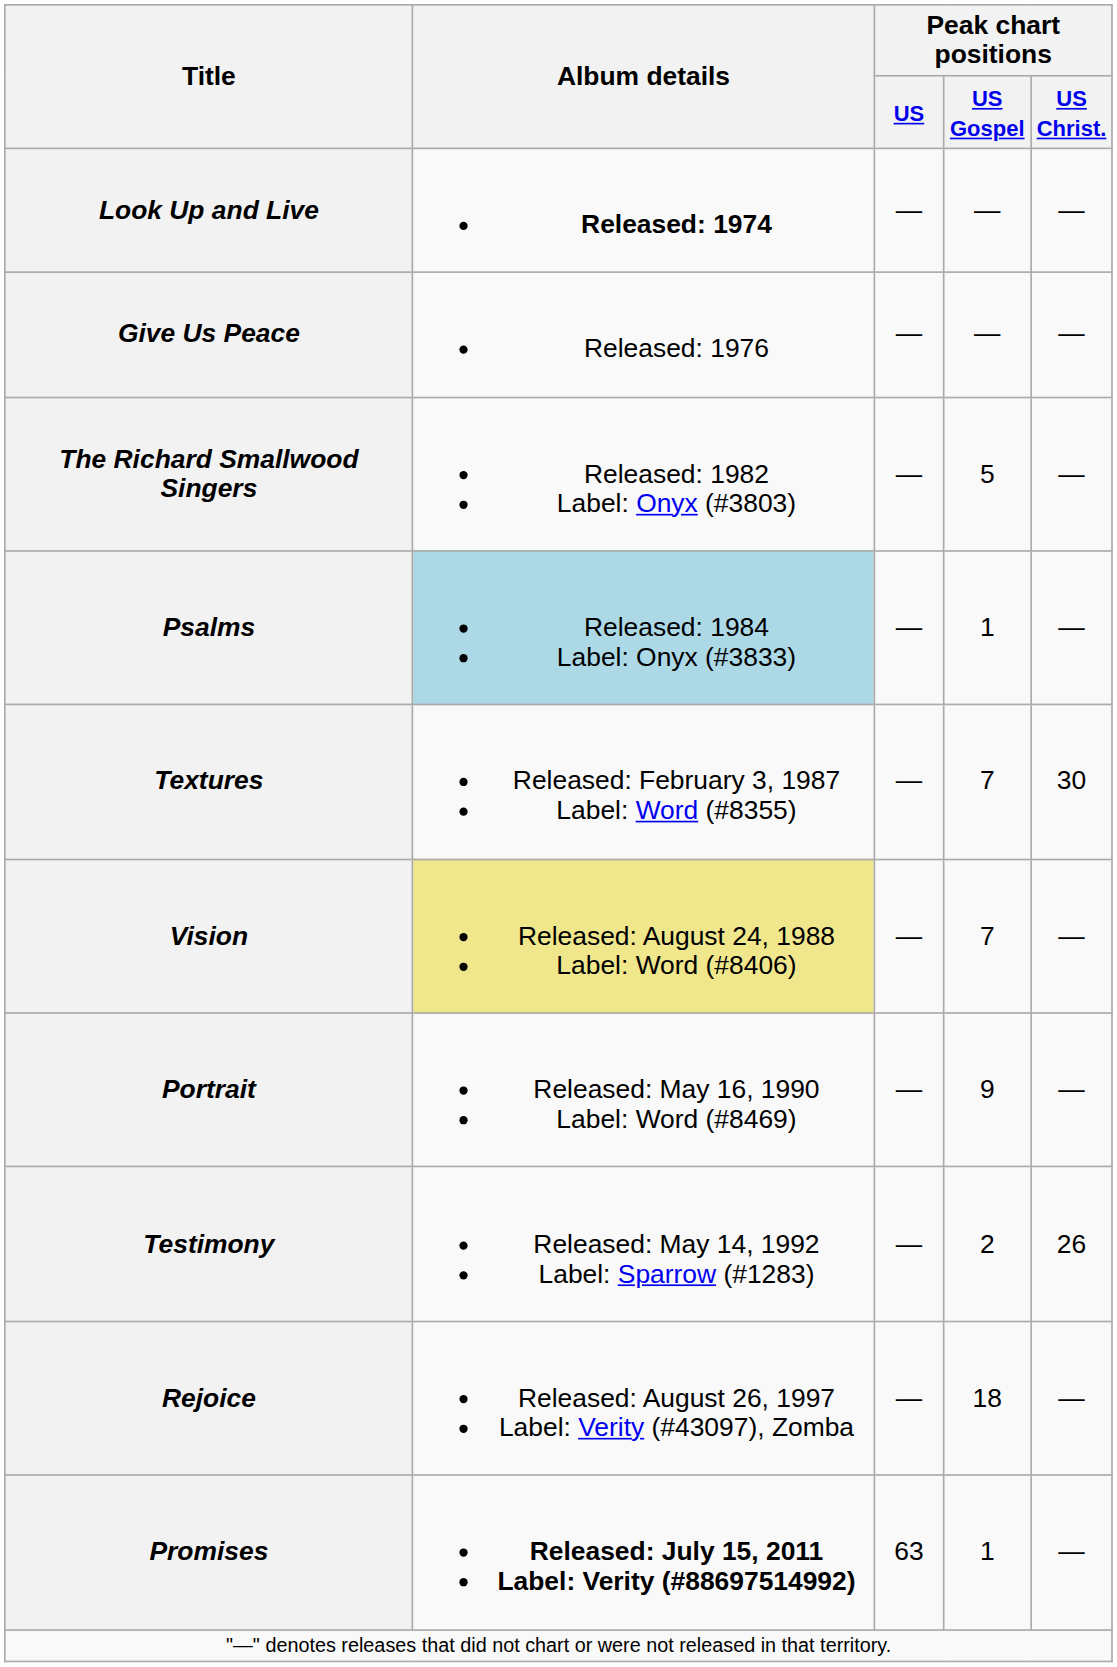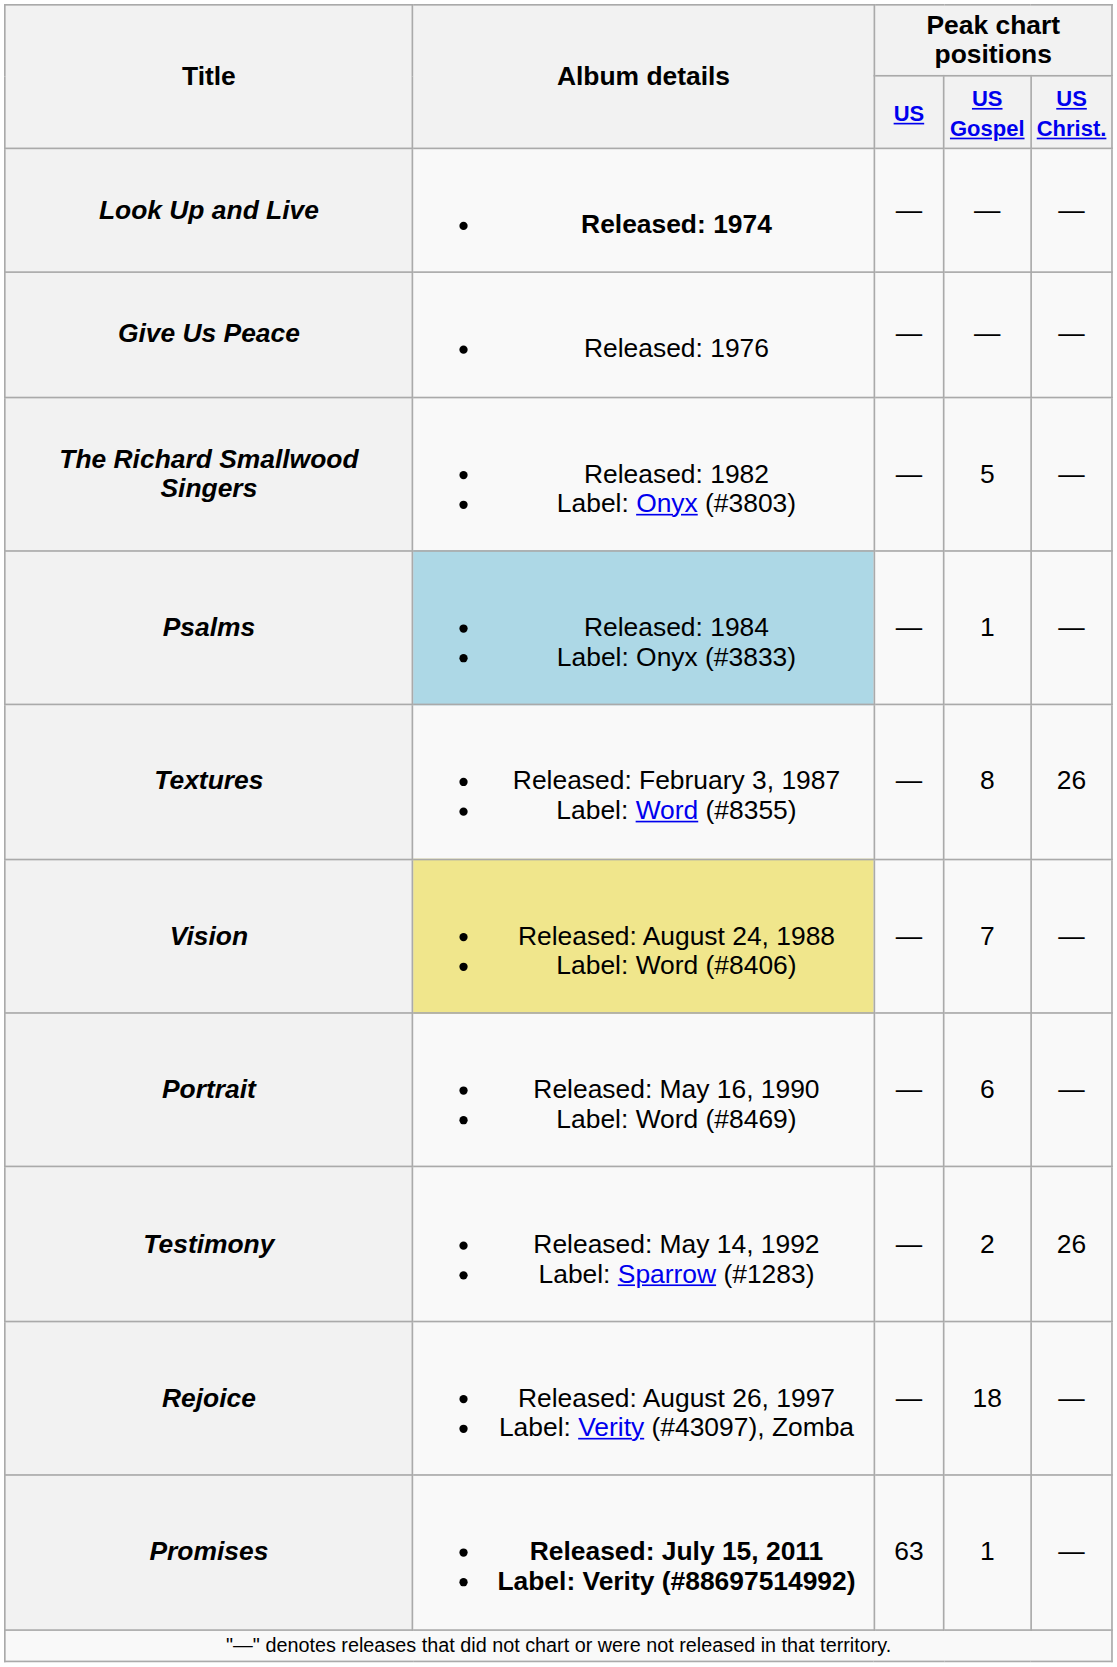(987, 781) 7 -> (987, 781) 8
(1072, 781) 30 -> (1072, 781) 26
(987, 1089) 9 -> (987, 1089) 6
